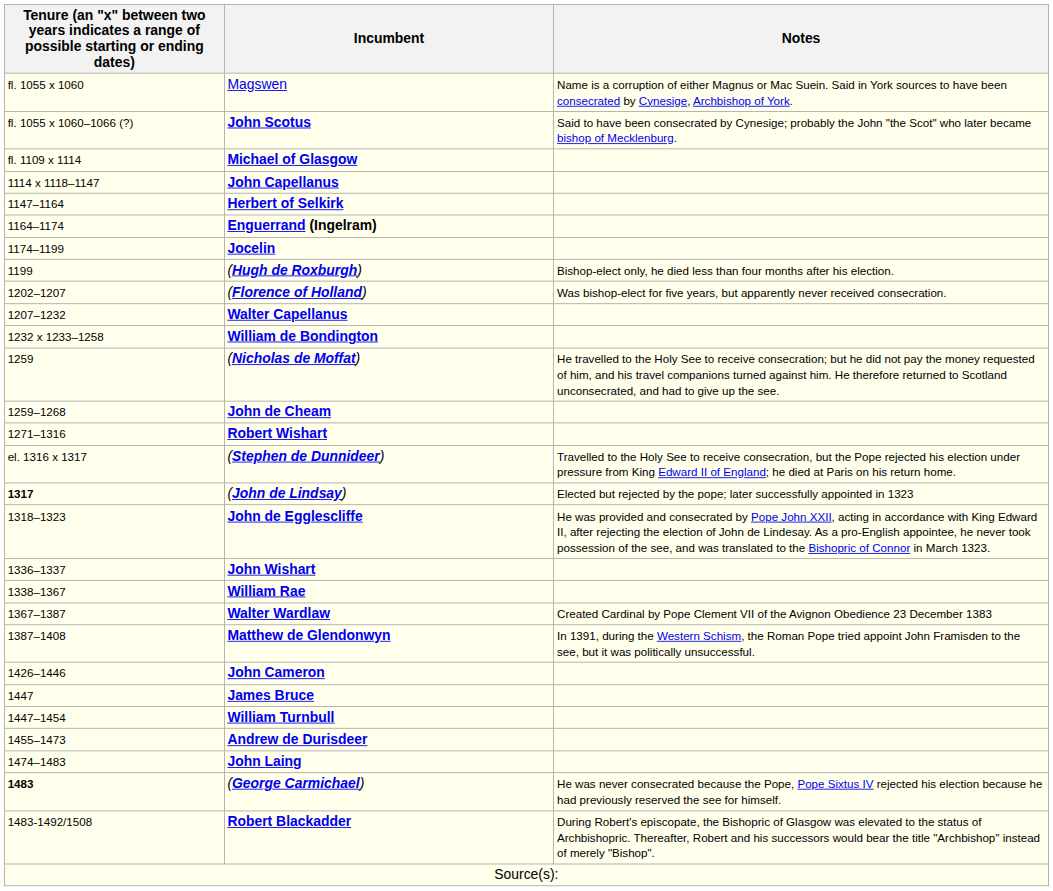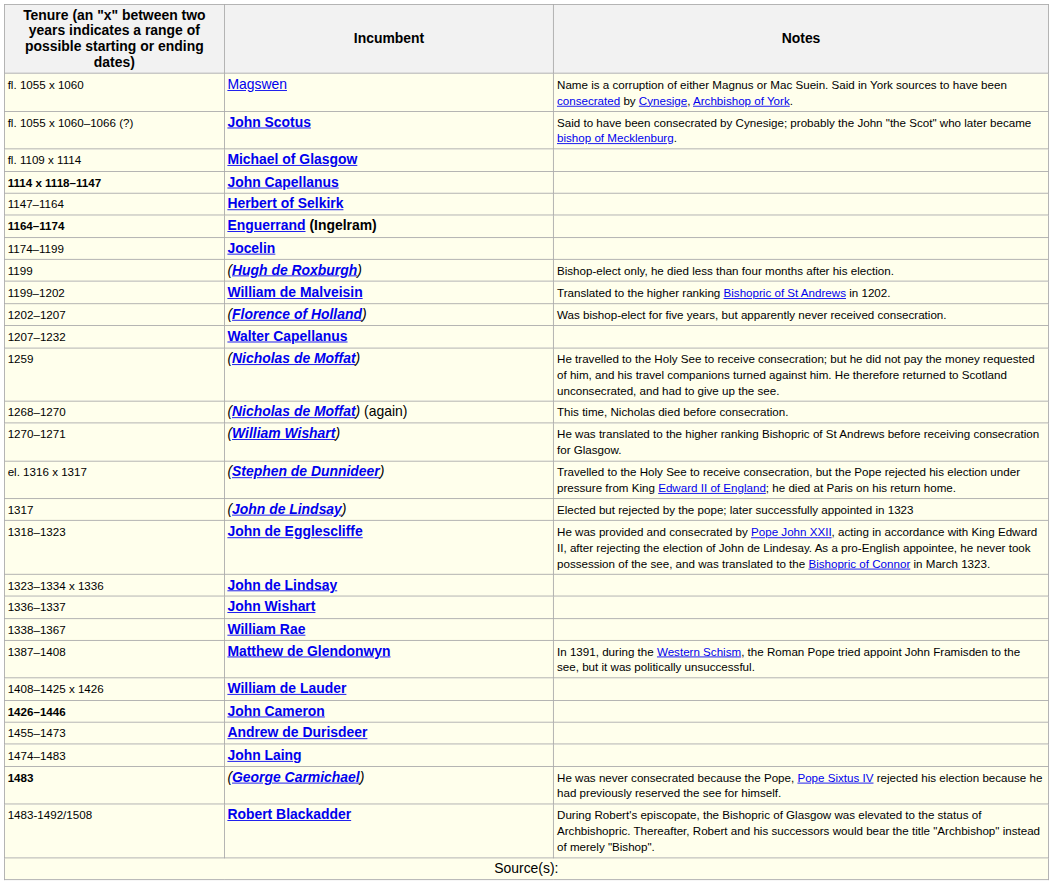(54, 183) normal -> (54, 182) bold
(36, 227) normal -> (36, 226) bold
+ row: (295, 292)
- row: (303, 336)
- row: (279, 412)
+ row: (317, 412)
+ row: (284, 434)
- row: (277, 434)
(21, 494) bold -> (21, 510) normal
+ row: (282, 585)
- row: (279, 613)
+ row: (287, 689)
(37, 674) normal -> (37, 711) bold
- row: (271, 695)
- row: (281, 717)
